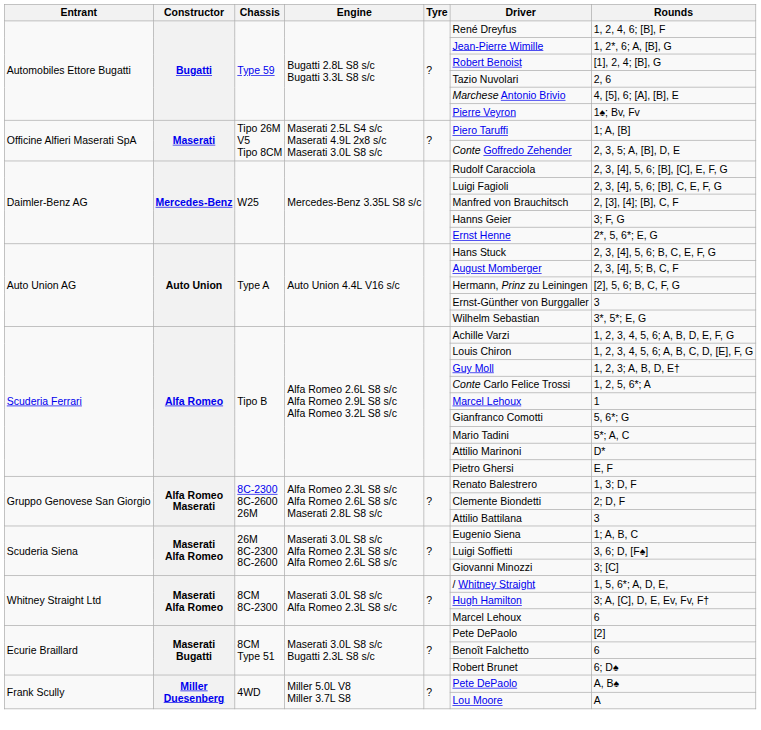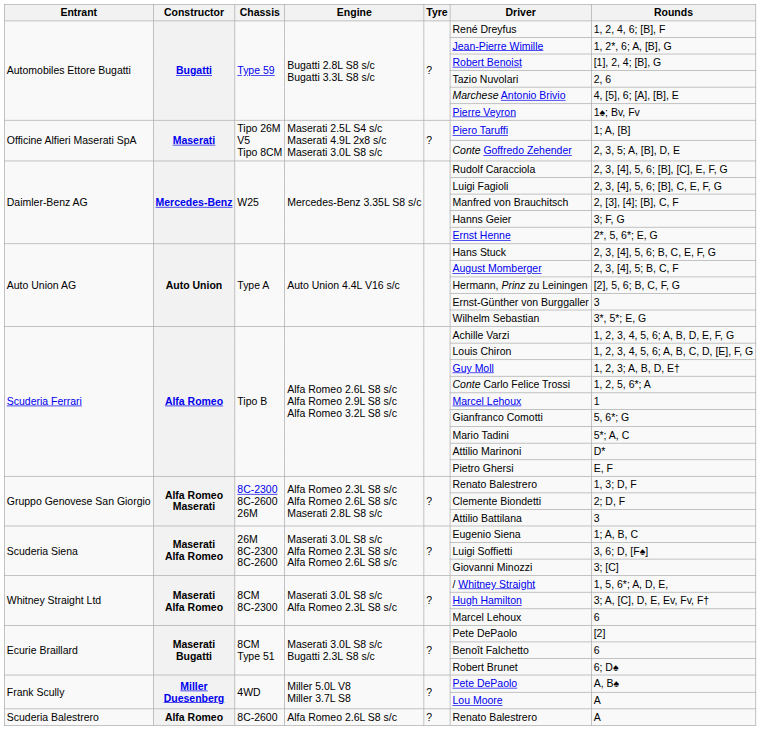+ row: (53, 717)
